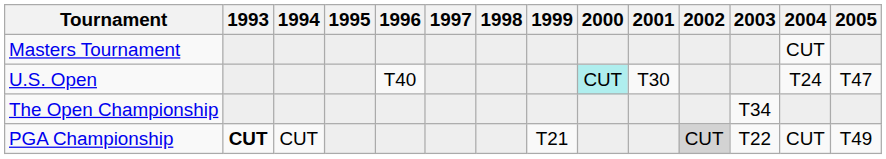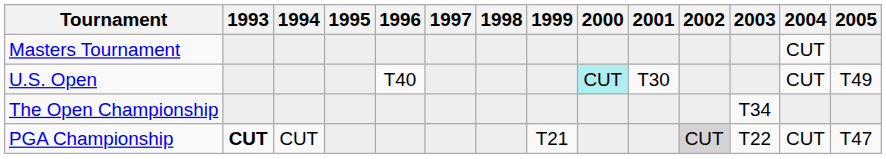(805, 79) T24 -> (805, 79) CUT
(856, 79) T47 -> (856, 79) T49
(856, 139) T49 -> (856, 139) T47
